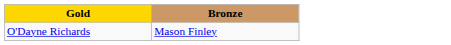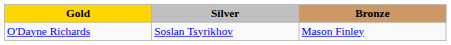+ column: (225, 13)
